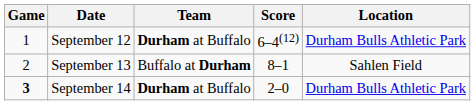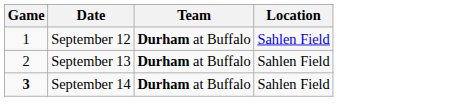- column: (278, 15)
(386, 40) Durham Bulls Athletic Park -> (294, 38) Sahlen Field
(194, 65) Buffalo at Durham -> (194, 61) Durham at Buffalo
(386, 88) Durham Bulls Athletic Park -> (294, 84) Sahlen Field
